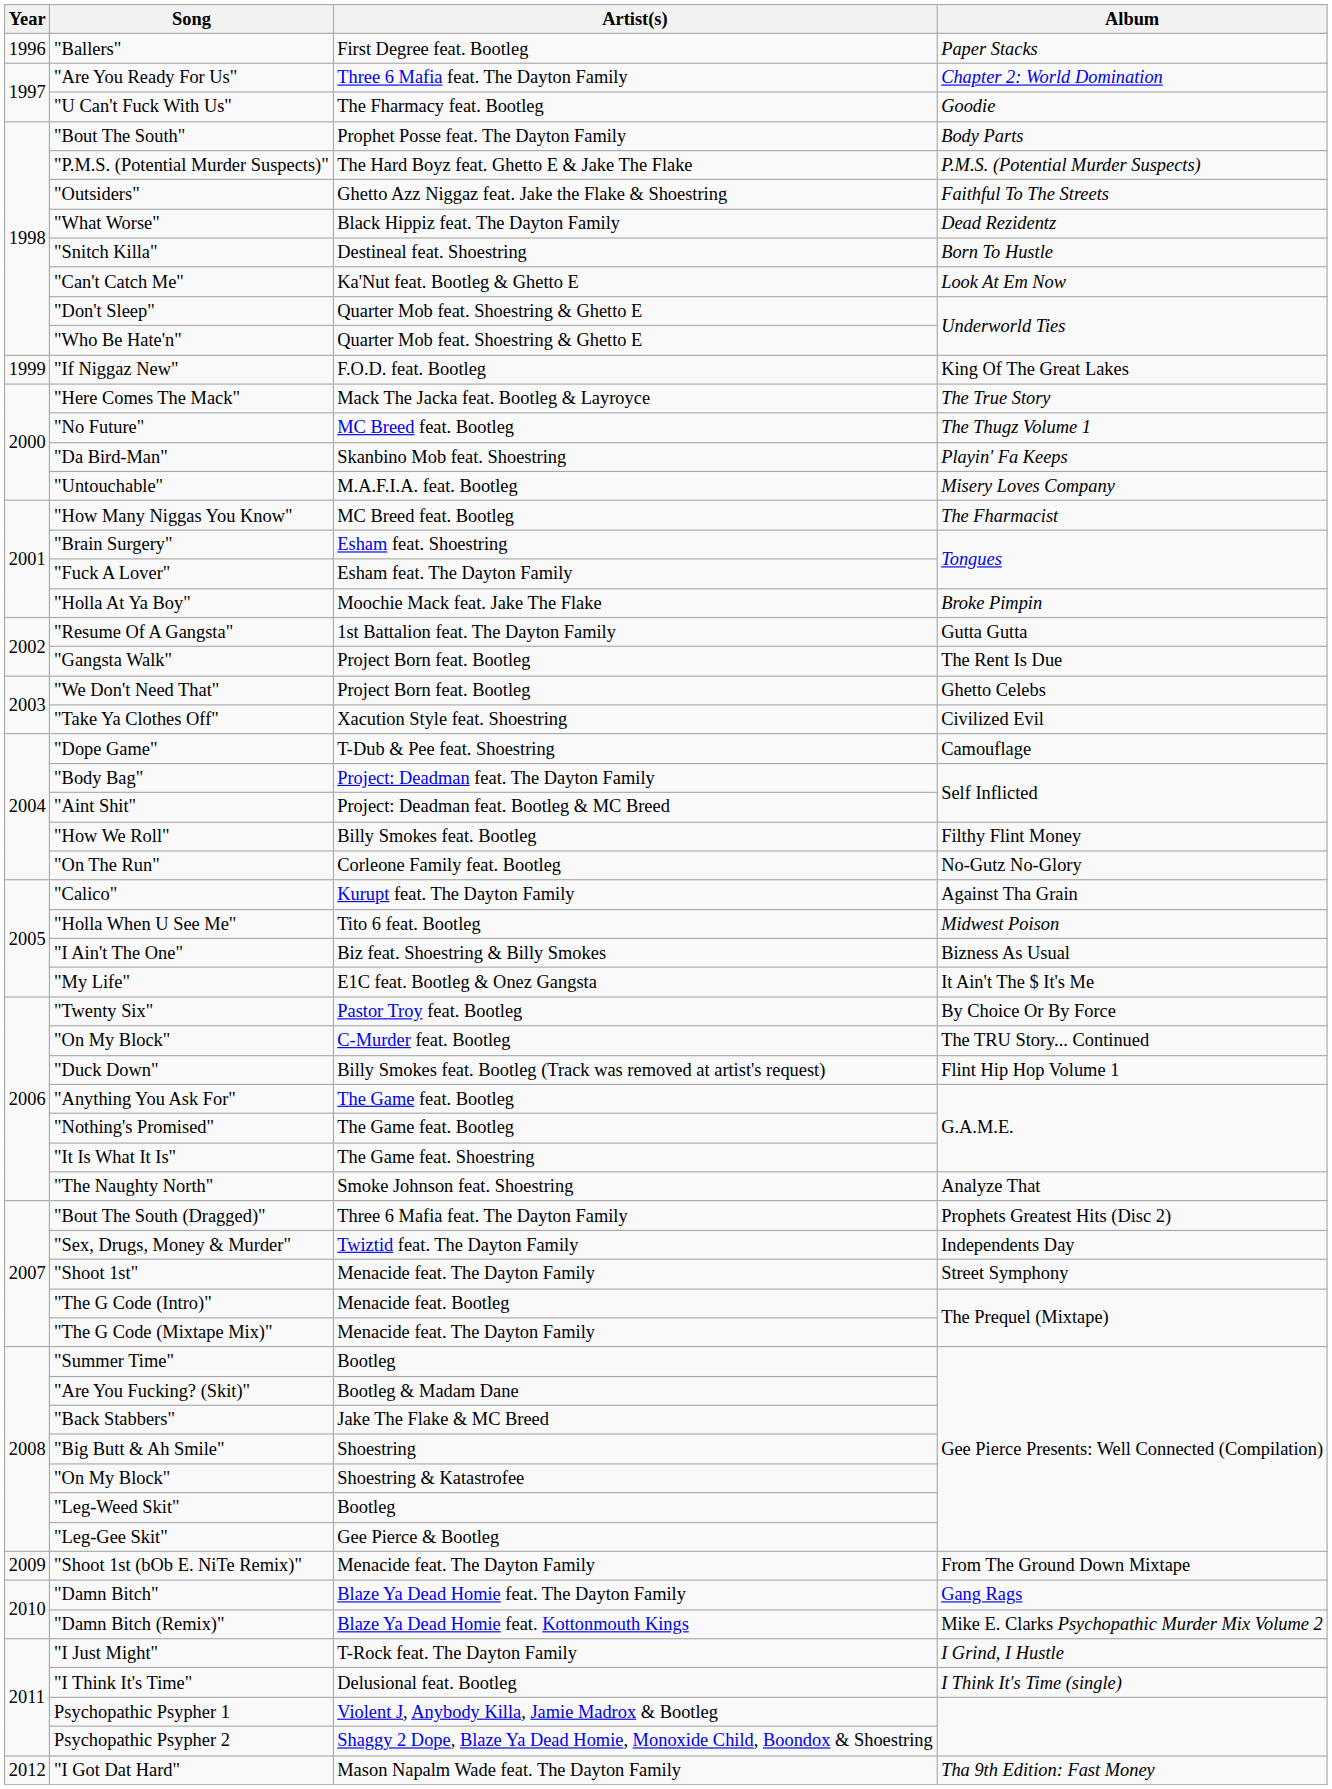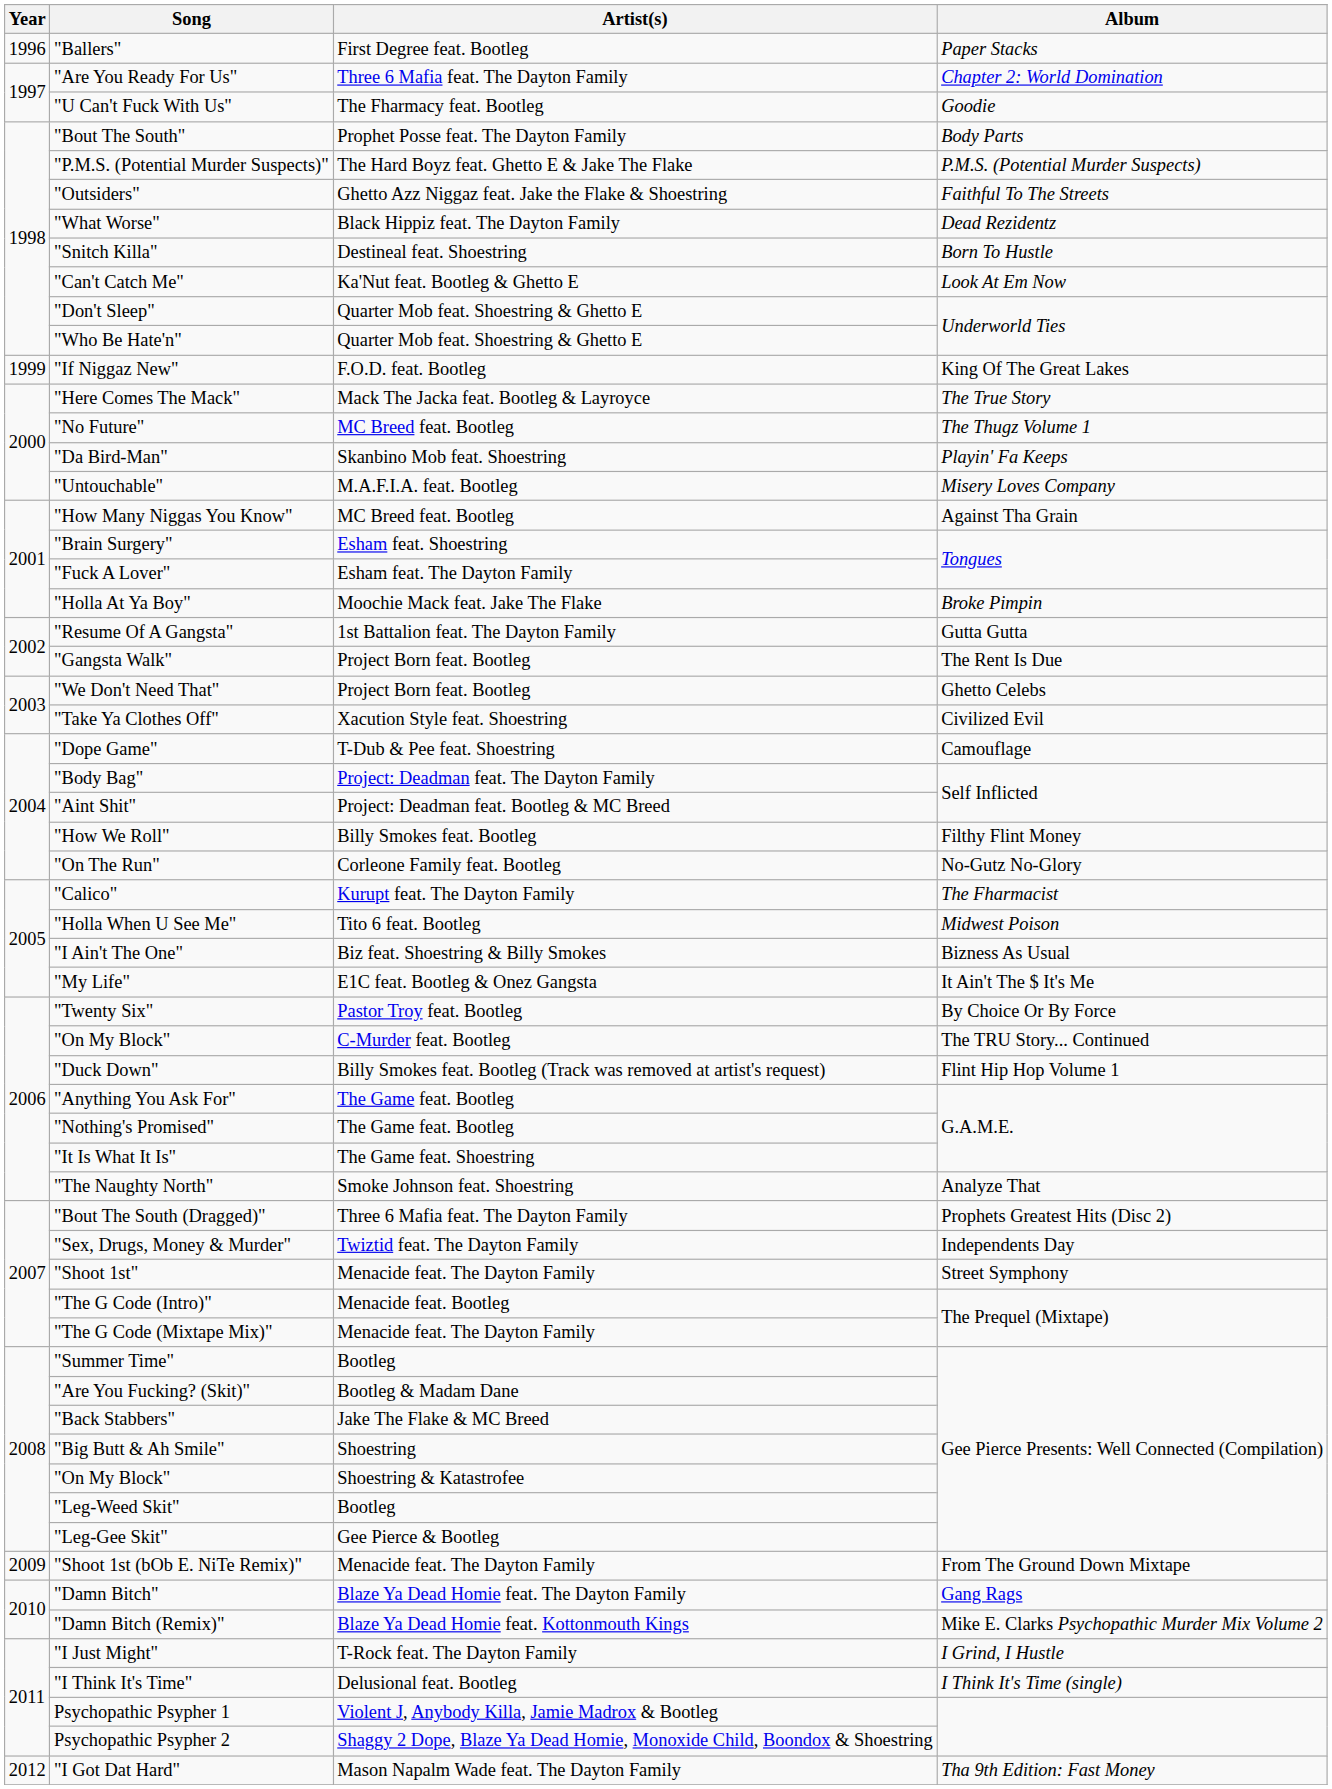(1000, 515) The Fharmacist -> (1009, 515) Against Tha Grain
(1009, 894) Against Tha Grain -> (1000, 894) The Fharmacist
